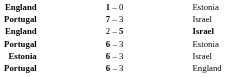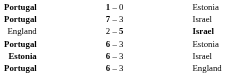(21, 7) England -> (20, 7) Portugal
(21, 31) bold -> (22, 31) normal
